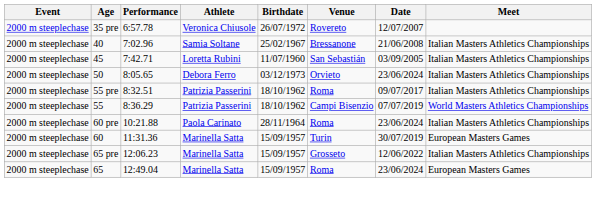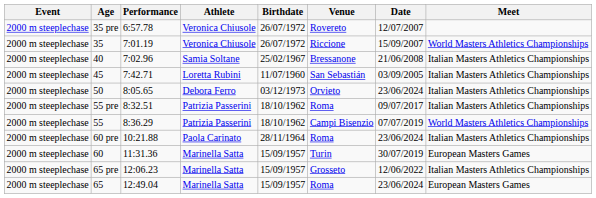+ row: (98, 43)
